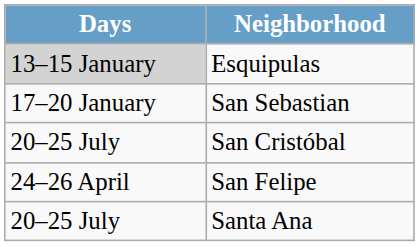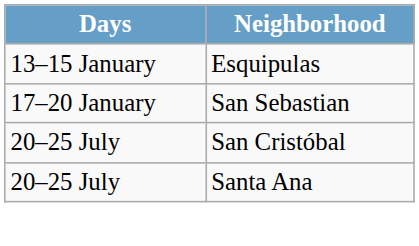(83, 63) lightgrey background -> (83, 63) no background
- row: (264, 181)
